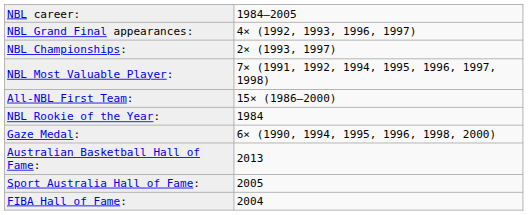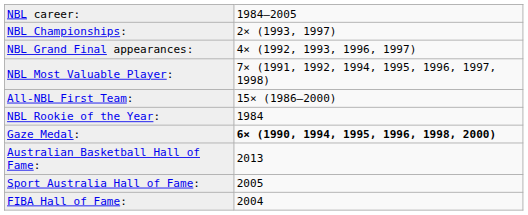rows swapped: (67, 49) <-> (100, 31)
(366, 134) normal -> (366, 134) bold
